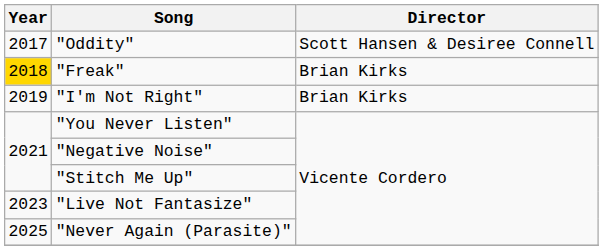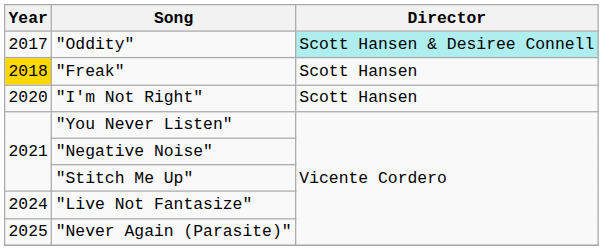(447, 45) no background -> (447, 45) paleturquoise background
(353, 71) Brian Kirks -> (358, 71) Scott Hansen
(28, 98) 2019 -> (28, 98) 2020
(353, 98) Brian Kirks -> (358, 98) Scott Hansen
(28, 205) 2023 -> (28, 205) 2024
